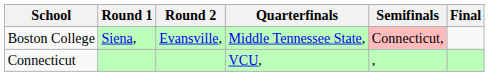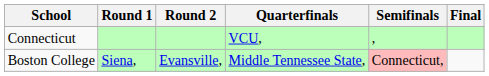rows swapped: (42, 60) <-> (51, 37)
